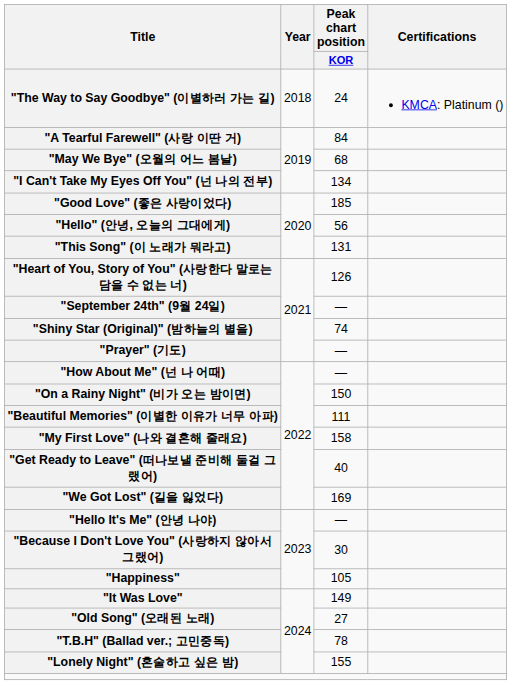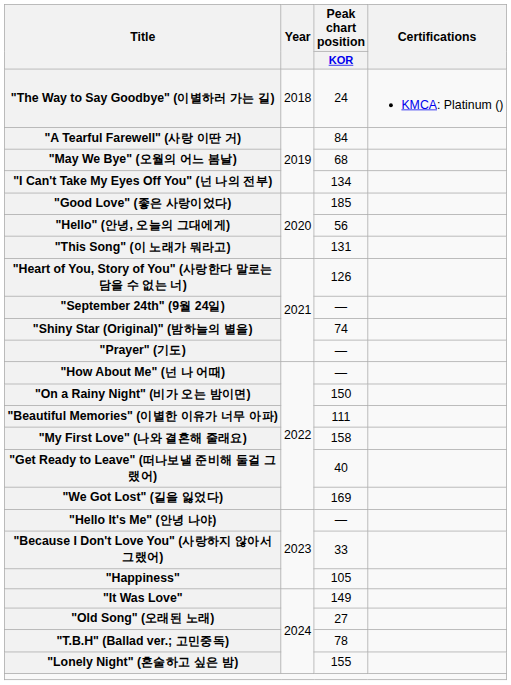(341, 550) 30 -> (341, 550) 33
